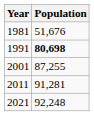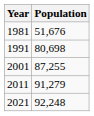(50, 48) bold -> (50, 48) normal
(50, 84) 91,281 -> (50, 84) 91,279
